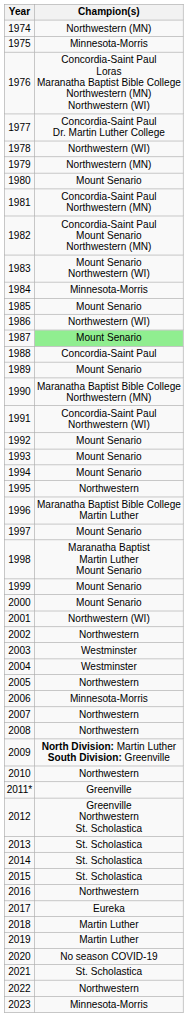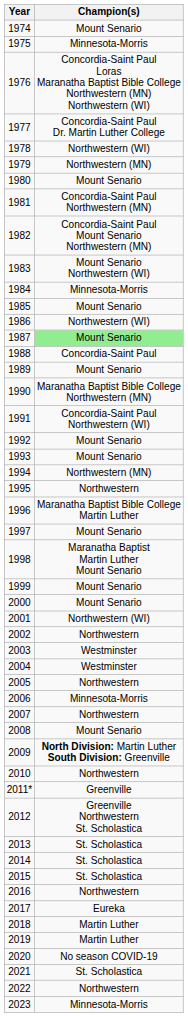(109, 28) Northwestern (MN) -> (109, 28) Mount Senario
(109, 472) Mount Senario -> (109, 472) Northwestern (MN)
(109, 730) Northwestern -> (109, 730) Mount Senario
